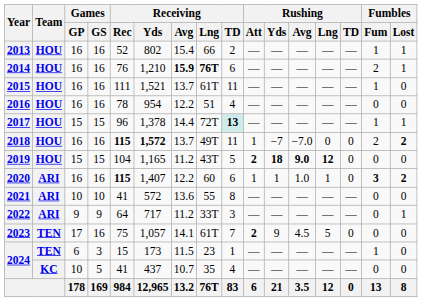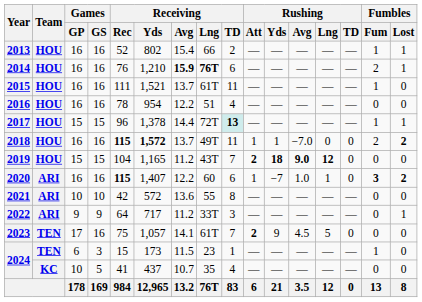(277, 141) −7 -> (277, 141) 1
(232, 159) 5 -> (232, 159) 7
(277, 178) 1 -> (277, 178) −7
(122, 196) 41 -> (122, 196) 42
